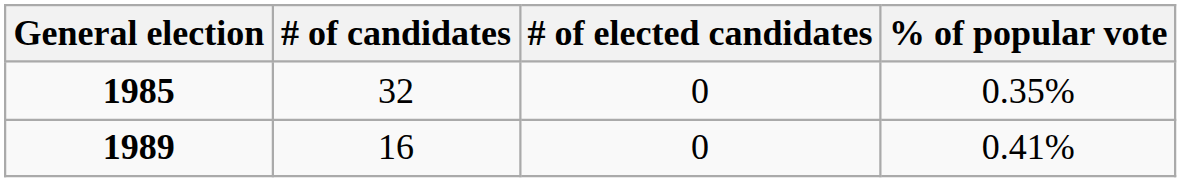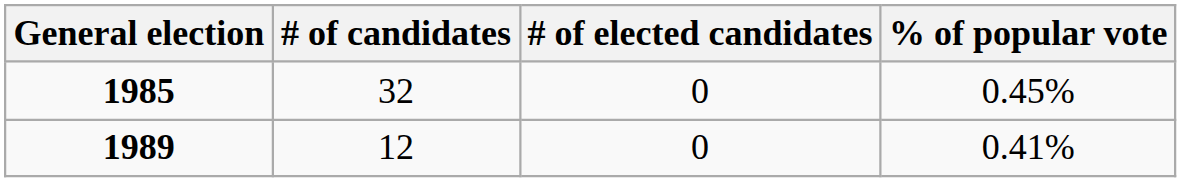(1028, 90) 0.35% -> (1028, 90) 0.45%
(396, 147) 16 -> (396, 147) 12
